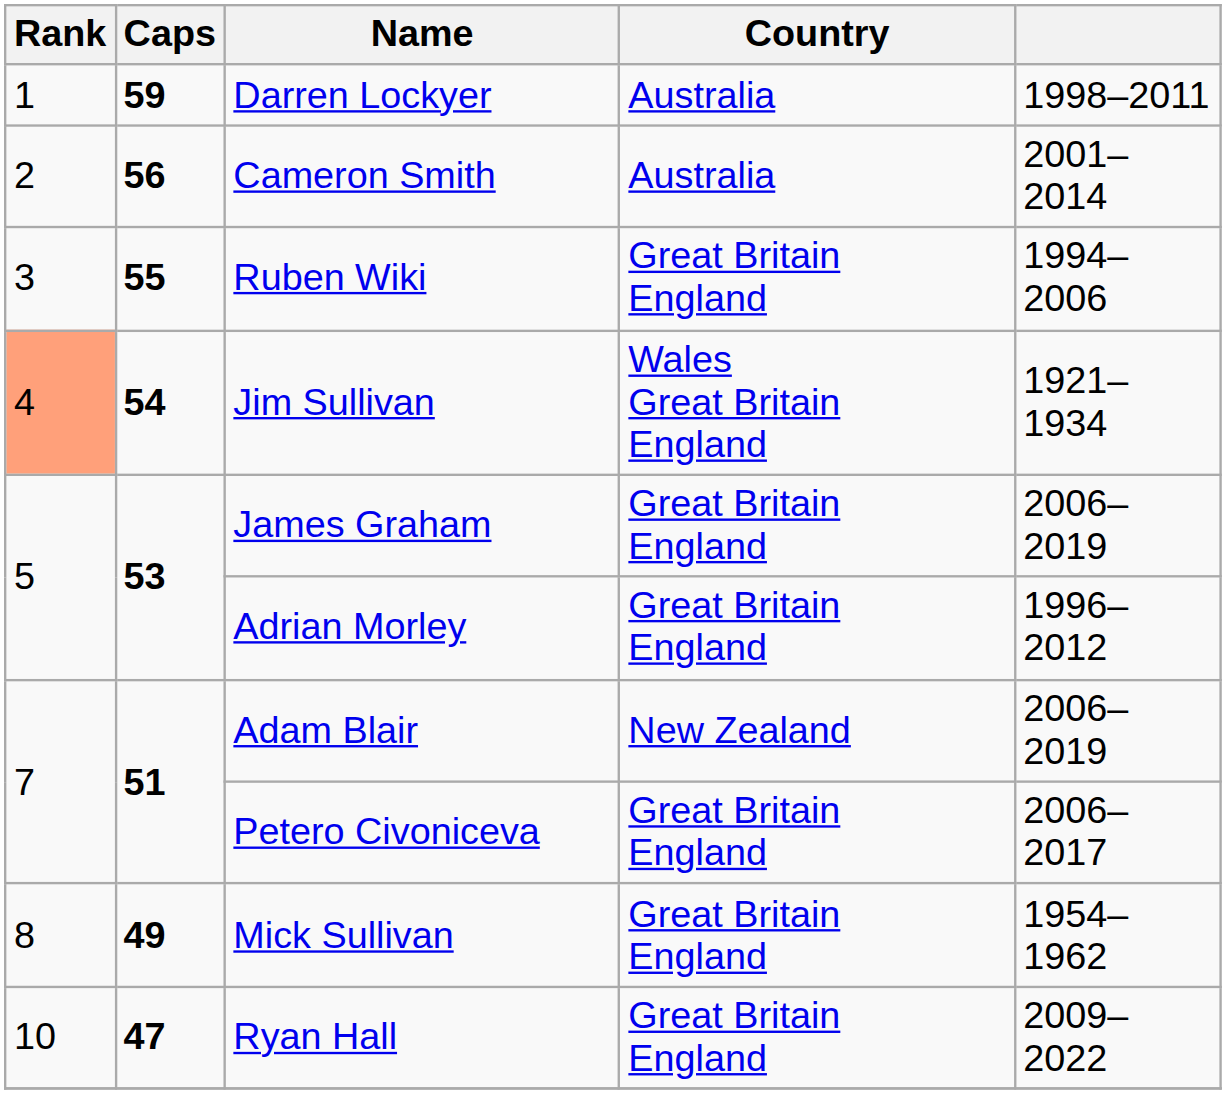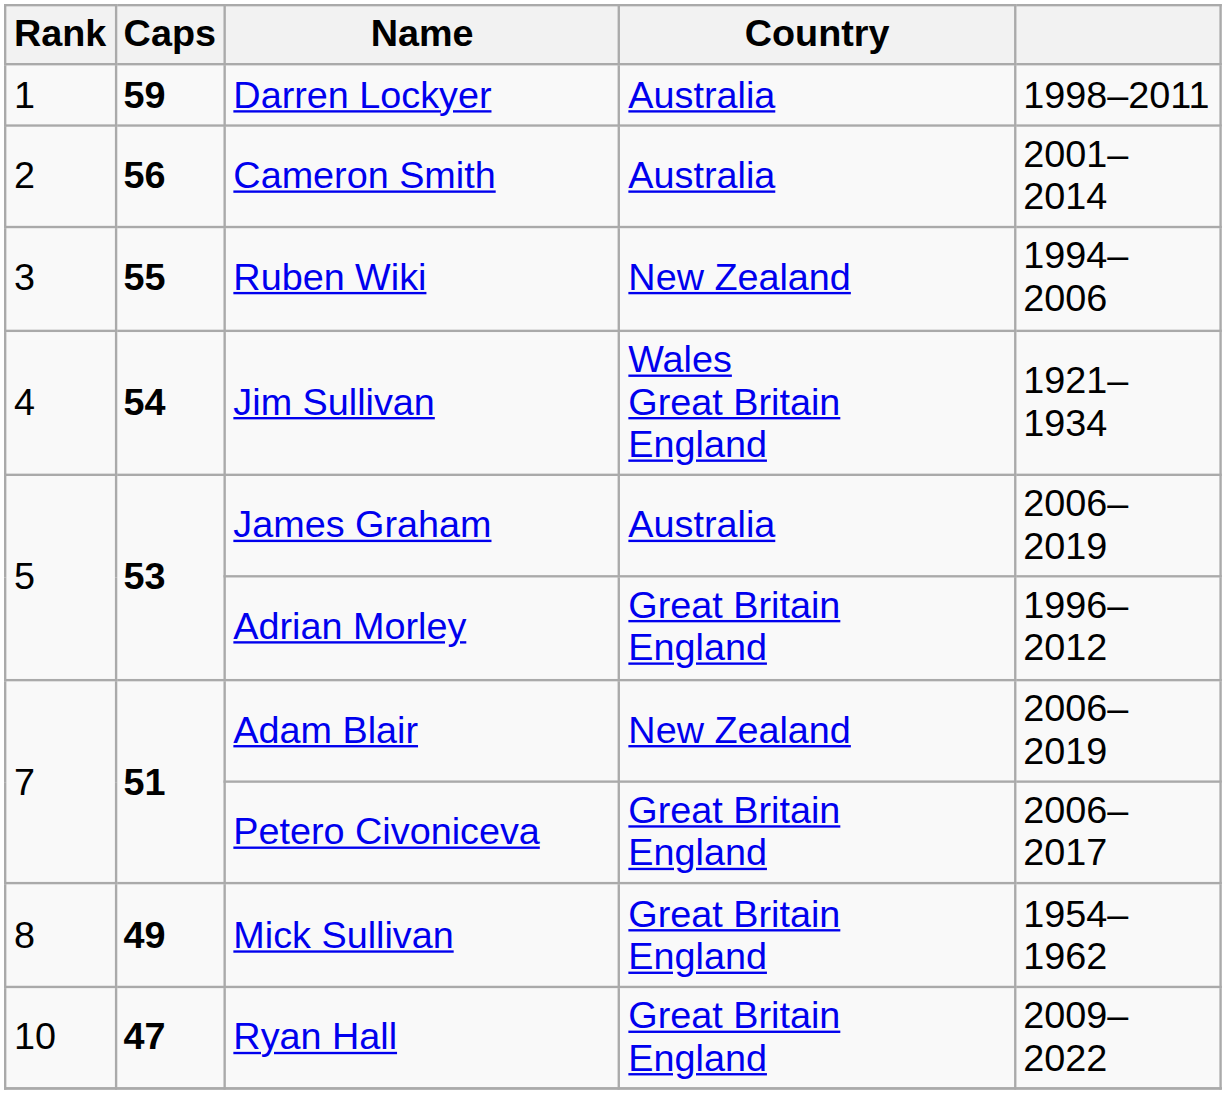(734, 277) Great Britain England -> (740, 277) New Zealand
(24, 401) lightsalmon background -> (24, 401) no background
(734, 525) Great Britain England -> (702, 525) Australia
